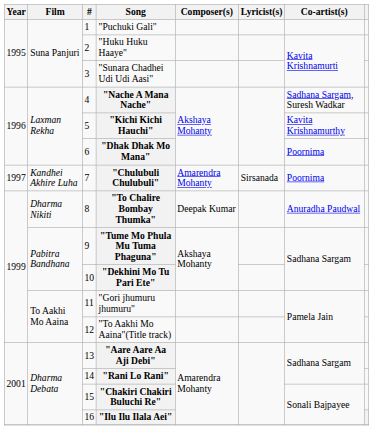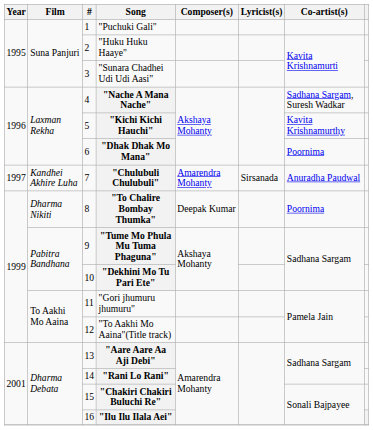(305, 178) Poornima -> (323, 178) Anuradha Paudwal
(323, 209) Anuradha Paudwal -> (305, 209) Poornima
